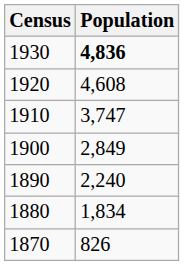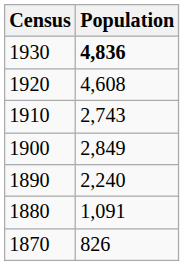(103, 116) 3,747 -> (103, 116) 2,743
(103, 212) 1,834 -> (103, 212) 1,091
